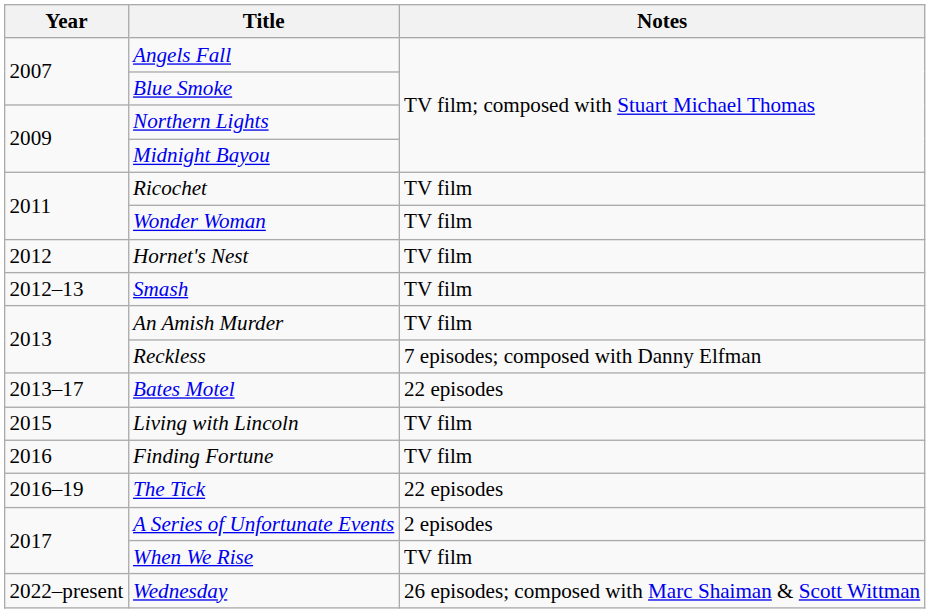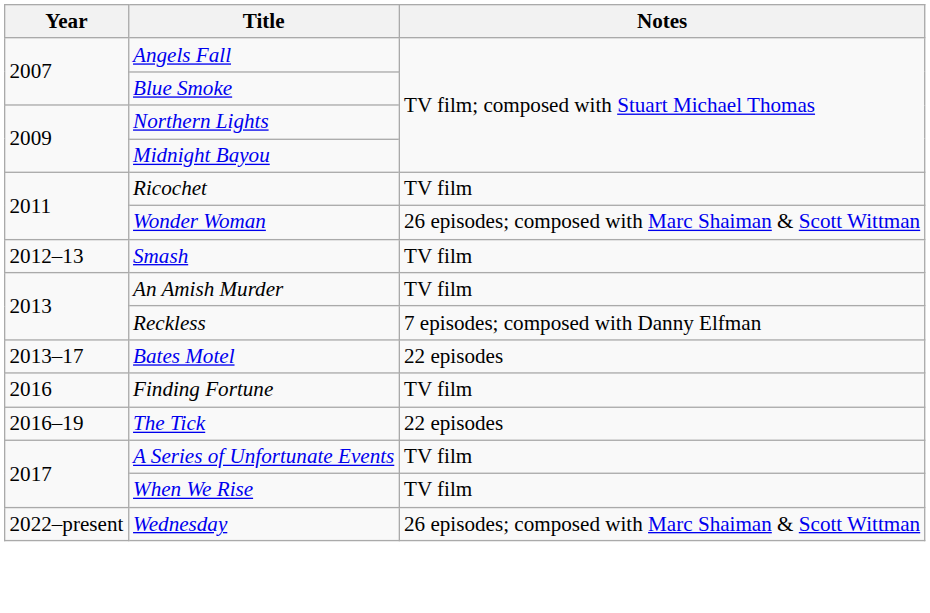(438, 222) TV film -> (662, 222) 26 episodes; composed with Marc Shaiman & Scott Wittman
- row: (191, 255)
- row: (216, 423)
(448, 523) 2 episodes -> (438, 456) TV film
